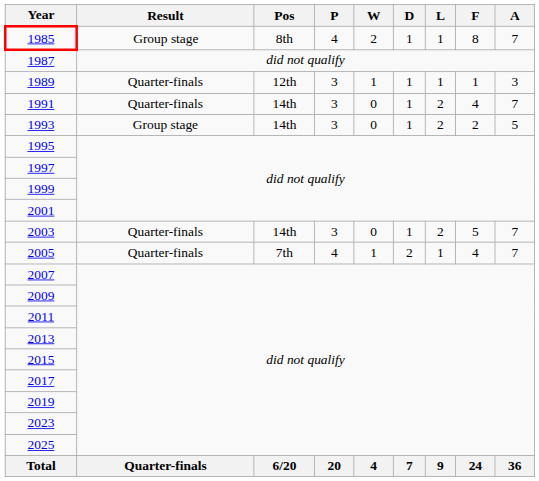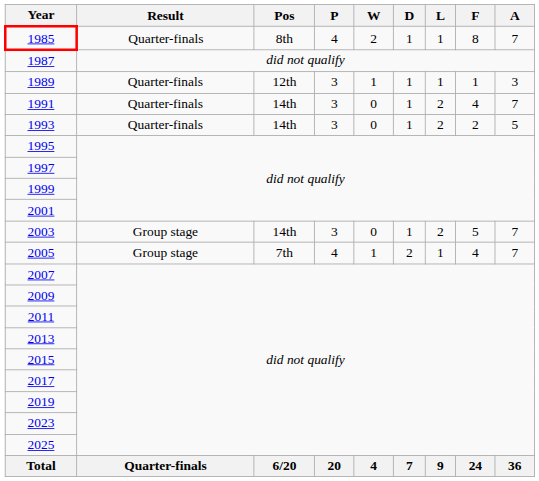(166, 38) Group stage -> (166, 38) Quarter-finals
(165, 125) Group stage -> (165, 125) Quarter-finals
(165, 231) Quarter-finals -> (165, 231) Group stage
(165, 252) Quarter-finals -> (165, 252) Group stage
